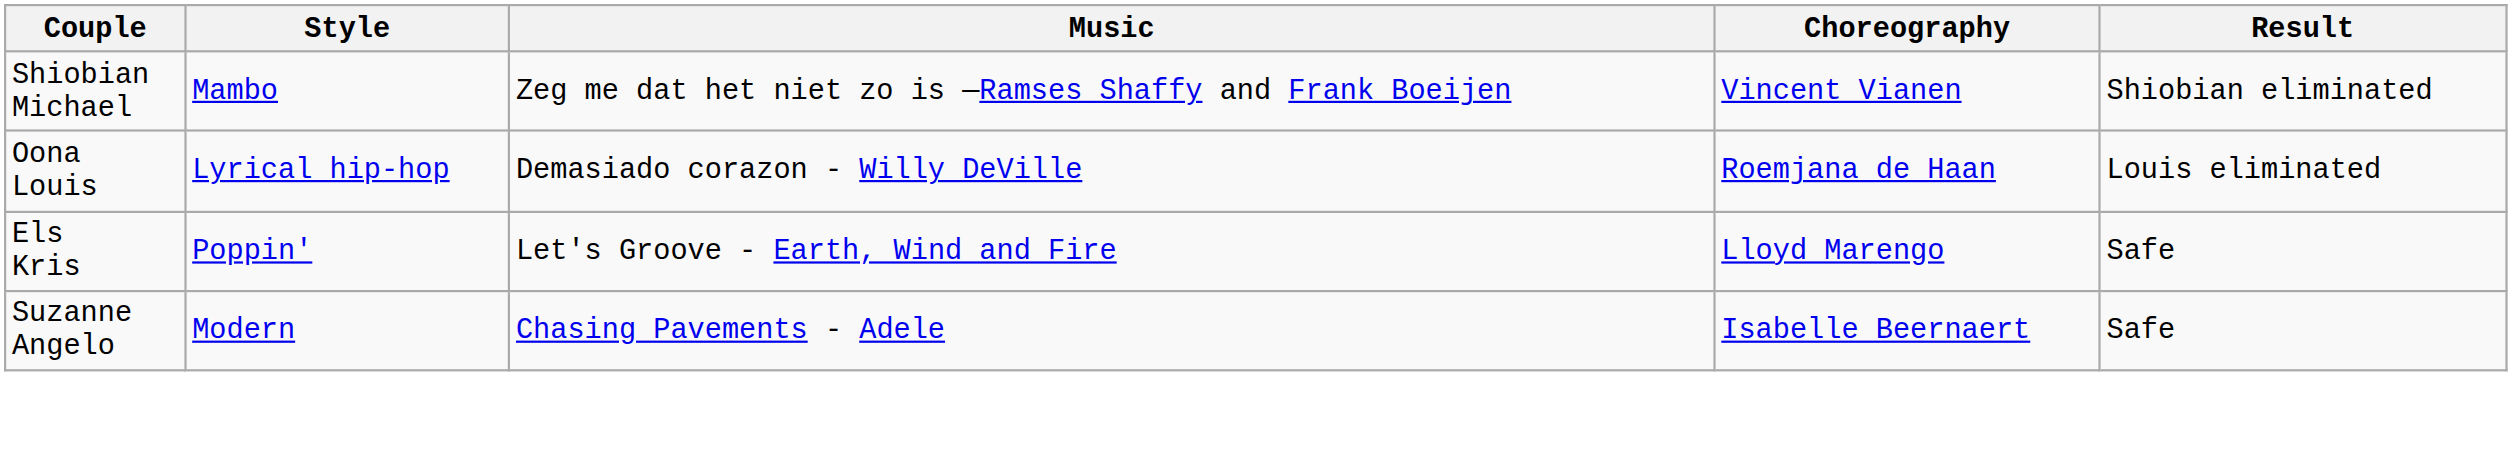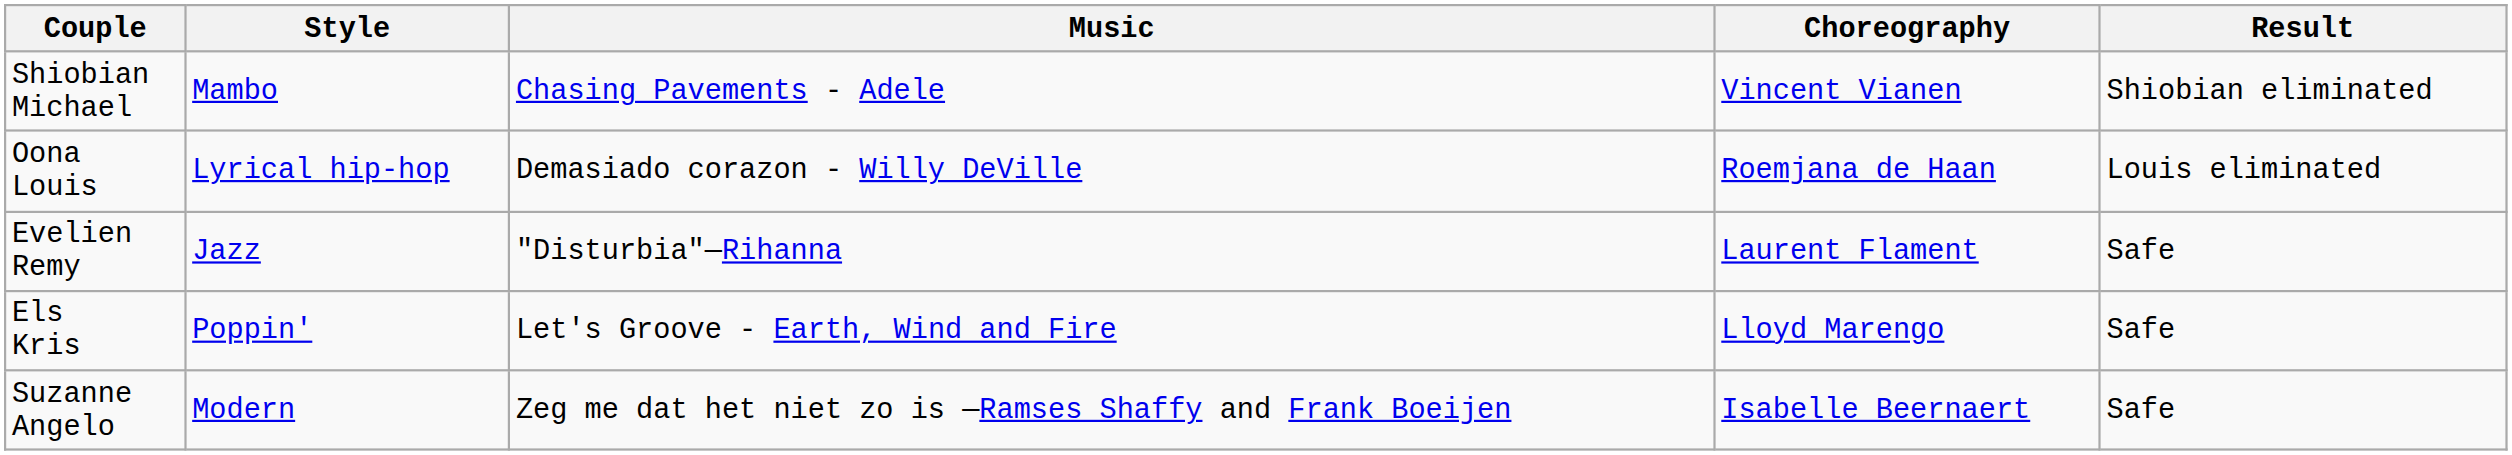(1014, 92) Zeg me dat het niet zo is —Ramses Shaffy and Frank Boeijen -> (730, 92) Chasing Pavements - Adele
+ row: (72, 251)
(730, 330) Chasing Pavements - Adele -> (1014, 410) Zeg me dat het niet zo is —Ramses Shaffy and Frank Boeijen
